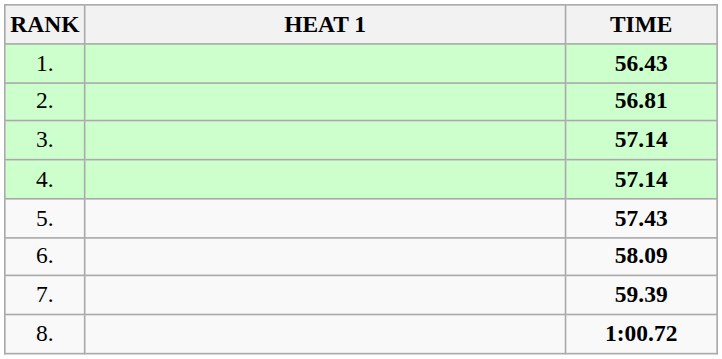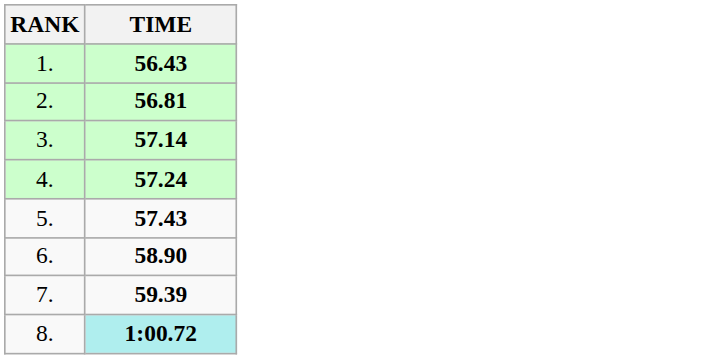- column: (325, 24)
(641, 179) 57.14 -> (161, 179) 57.24
(641, 256) 58.09 -> (161, 256) 58.90
(641, 333) no background -> (161, 333) paleturquoise background
